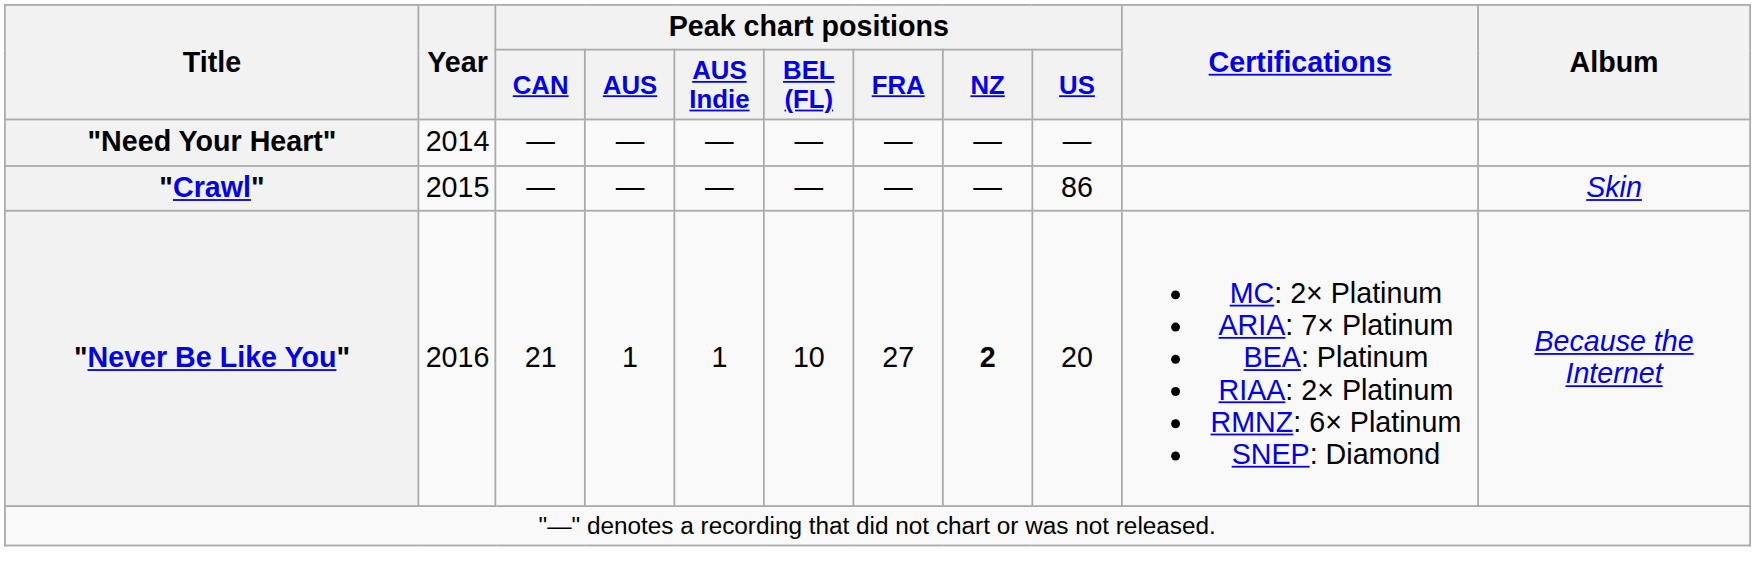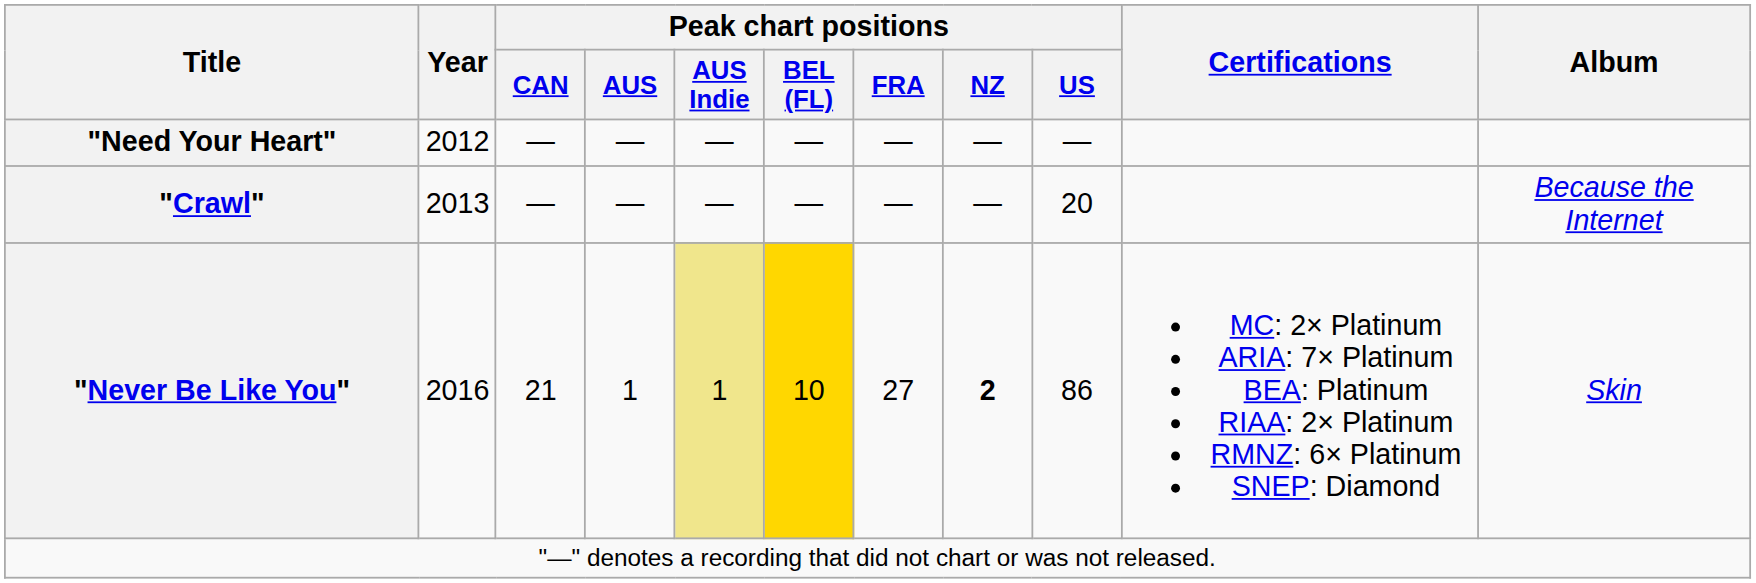(458, 141) 2014 -> (458, 141) 2012
(458, 187) 2015 -> (458, 203) 2013
(1077, 187) 86 -> (1077, 203) 20
(1614, 187) Skin -> (1614, 203) Because the Internet
(719, 358) no background -> (719, 390) khaki background
(809, 358) no background -> (809, 390) gold background
(1077, 358) 20 -> (1077, 390) 86
(1614, 358) Because the Internet -> (1614, 390) Skin
